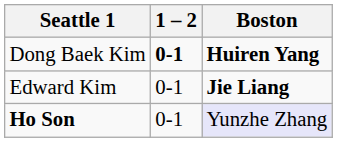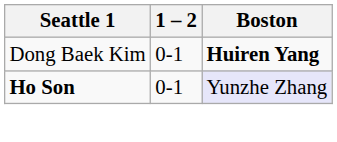(169, 53) bold -> (169, 53) normal
- row: (63, 86)
